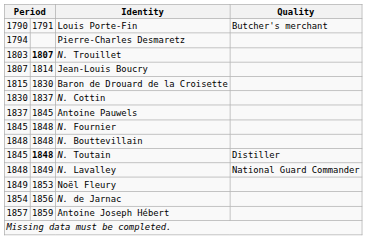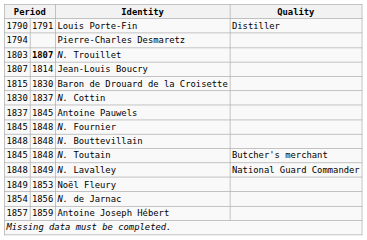(280, 26) Butcher's merchant -> (256, 26) Distiller
(43, 156) bold -> (43, 156) normal
(256, 156) Distiller -> (280, 156) Butcher's merchant
